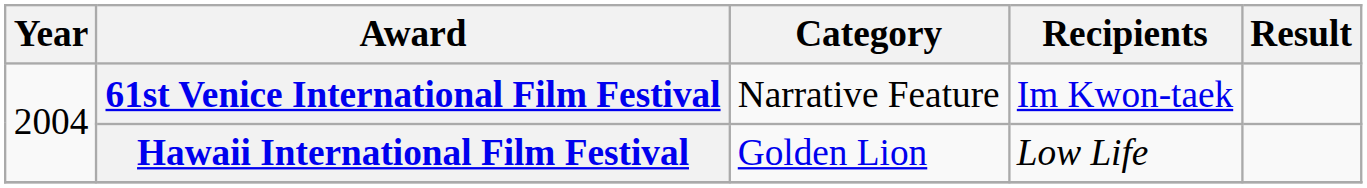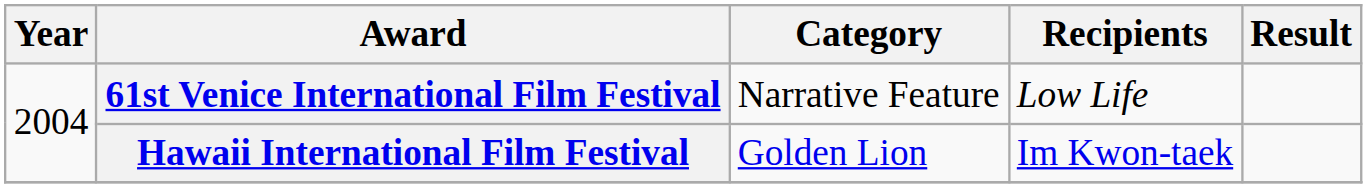(1125, 93) Im Kwon-taek -> (1083, 93) Low Life
(1083, 152) Low Life -> (1125, 152) Im Kwon-taek
